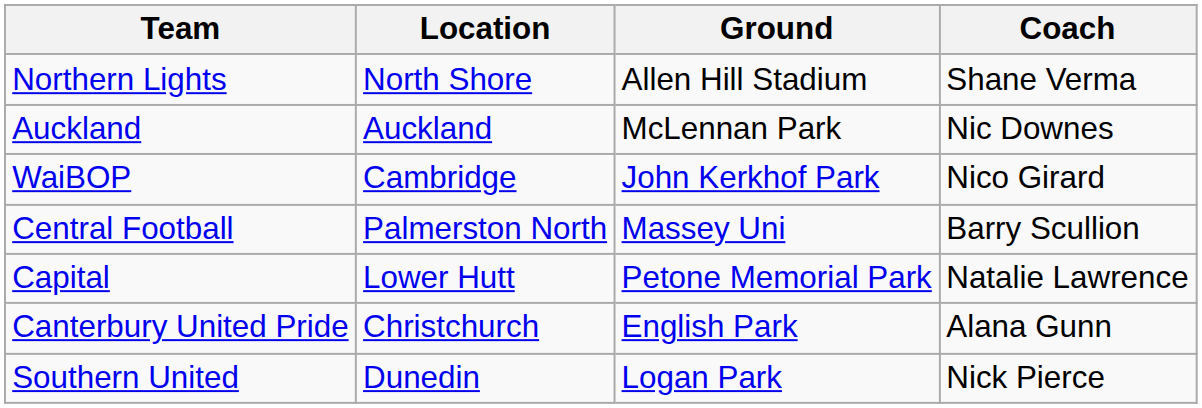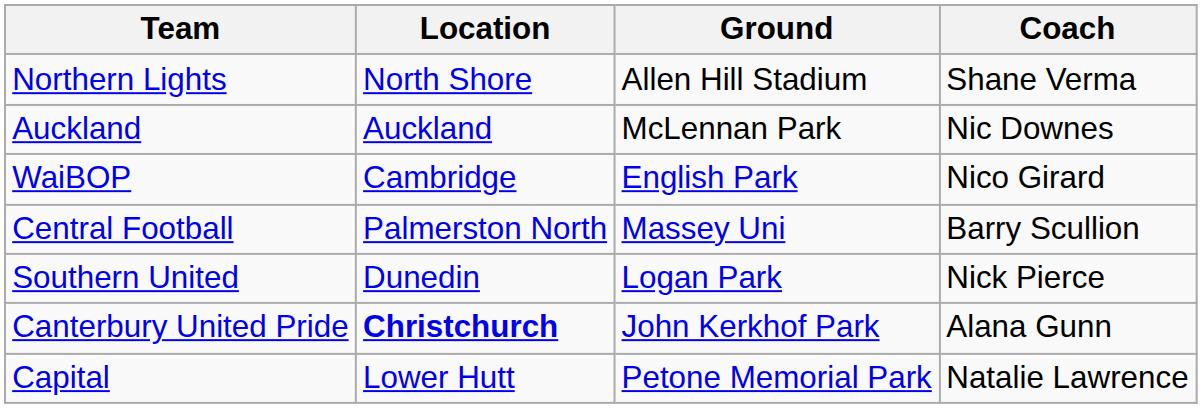(751, 178) John Kerkhof Park -> (710, 178) English Park
rows swapped: (61, 278) <-> (126, 377)
(451, 327) normal -> (461, 327) bold
(710, 327) English Park -> (751, 327) John Kerkhof Park
